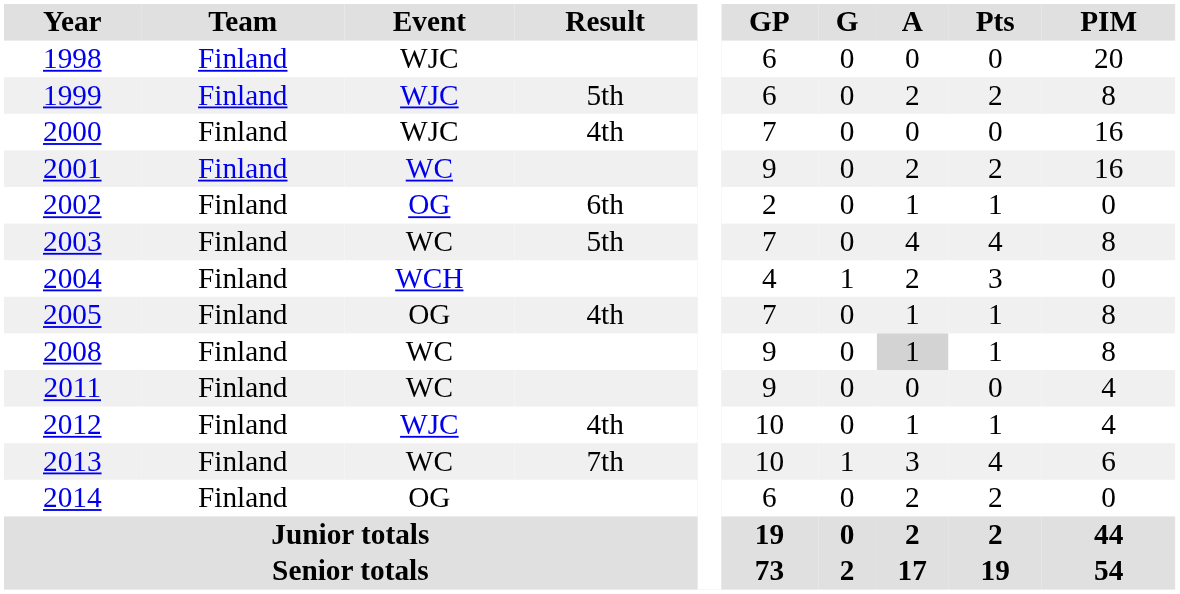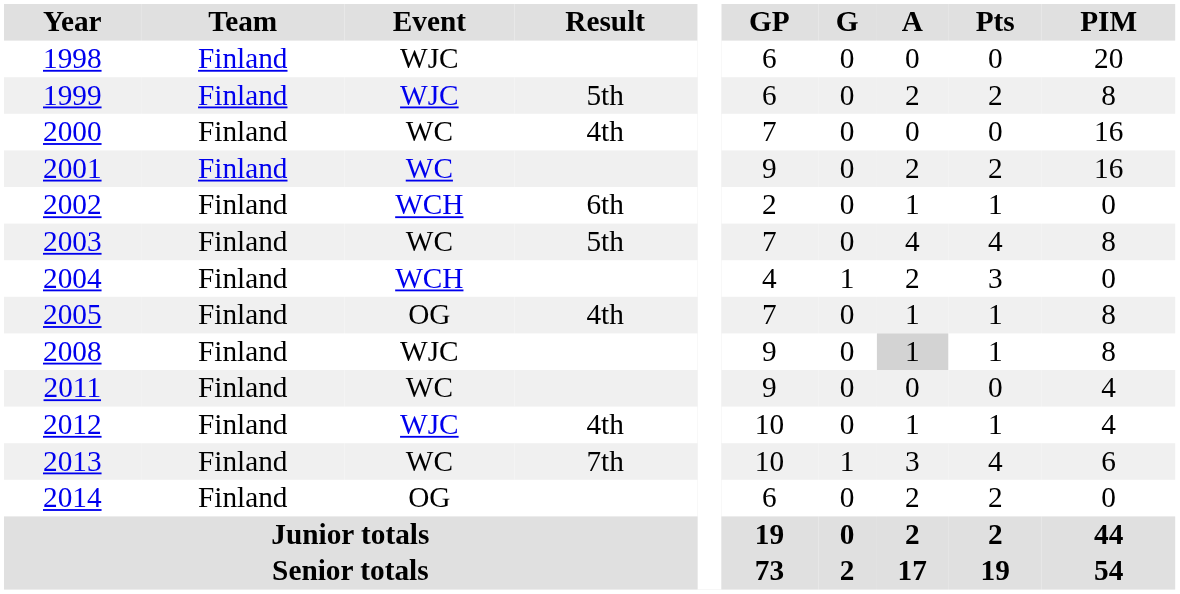(429, 131) WJC -> (429, 131) WC
(429, 204) OG -> (429, 204) WCH
(429, 351) WC -> (429, 351) WJC
